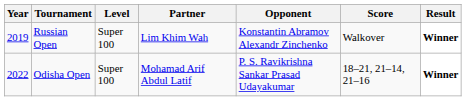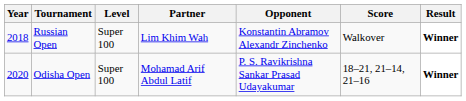(18, 37) 2019 -> (18, 37) 2018
(18, 74) 2022 -> (18, 74) 2020
